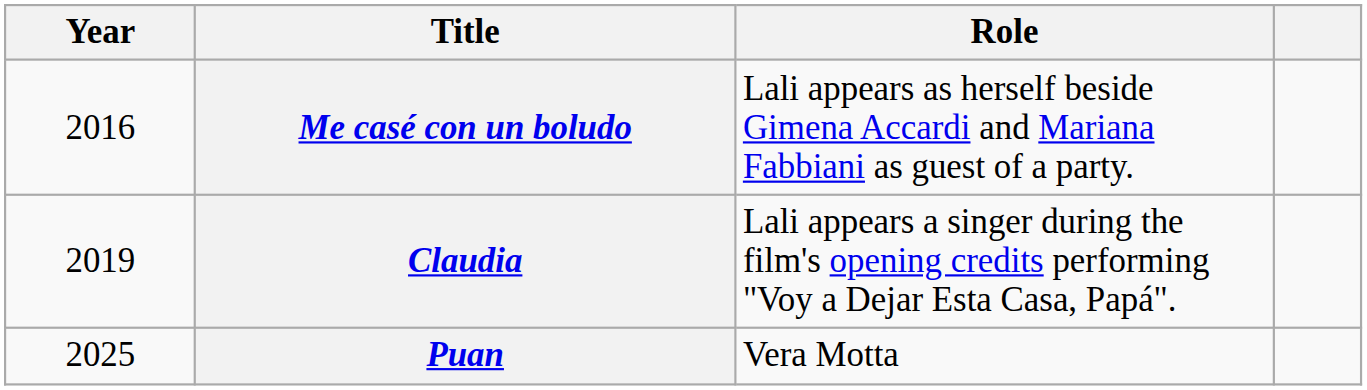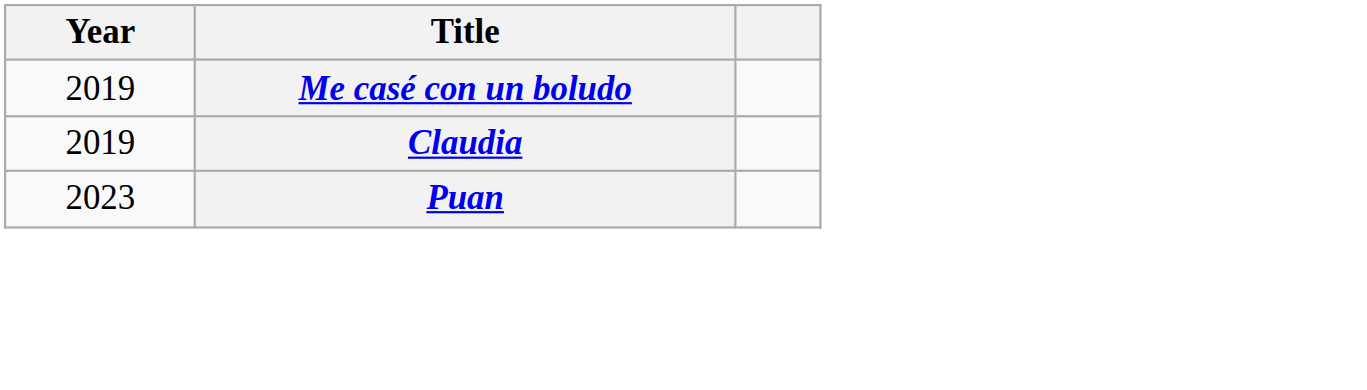- column: (1004, 32)
(100, 126) 2016 -> (100, 87) 2019
(100, 355) 2025 -> (100, 198) 2023
